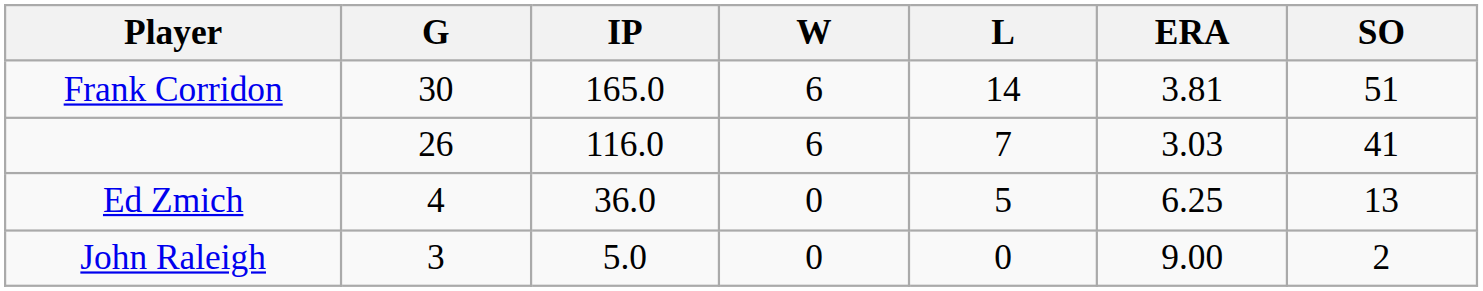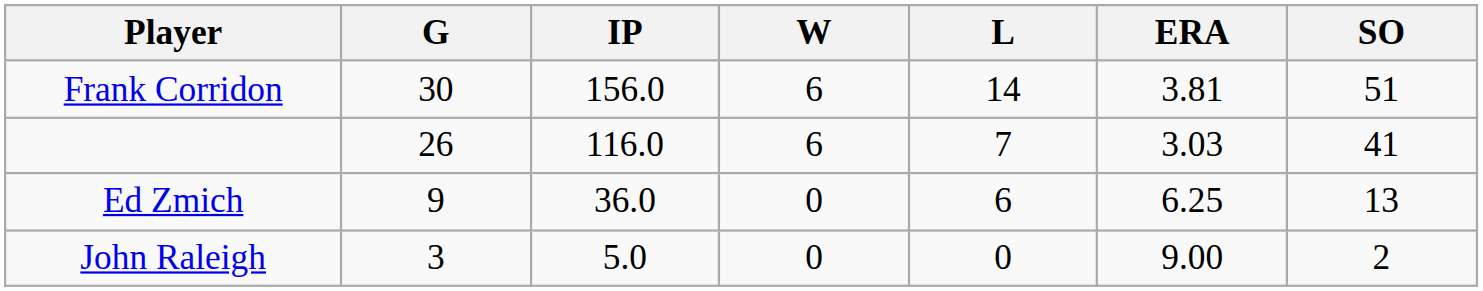(625, 88) 165.0 -> (625, 88) 156.0
(436, 200) 4 -> (436, 200) 9
(1003, 200) 5 -> (1003, 200) 6
